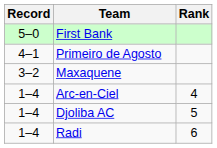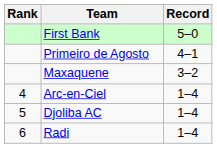columns swapped: (194, 14) <-> (29, 14)
